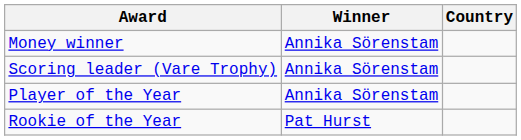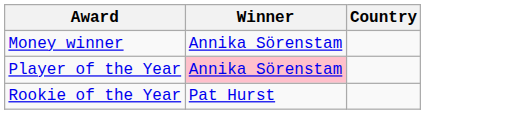- row: (143, 70)
(361, 96) no background -> (266, 70) pink background
